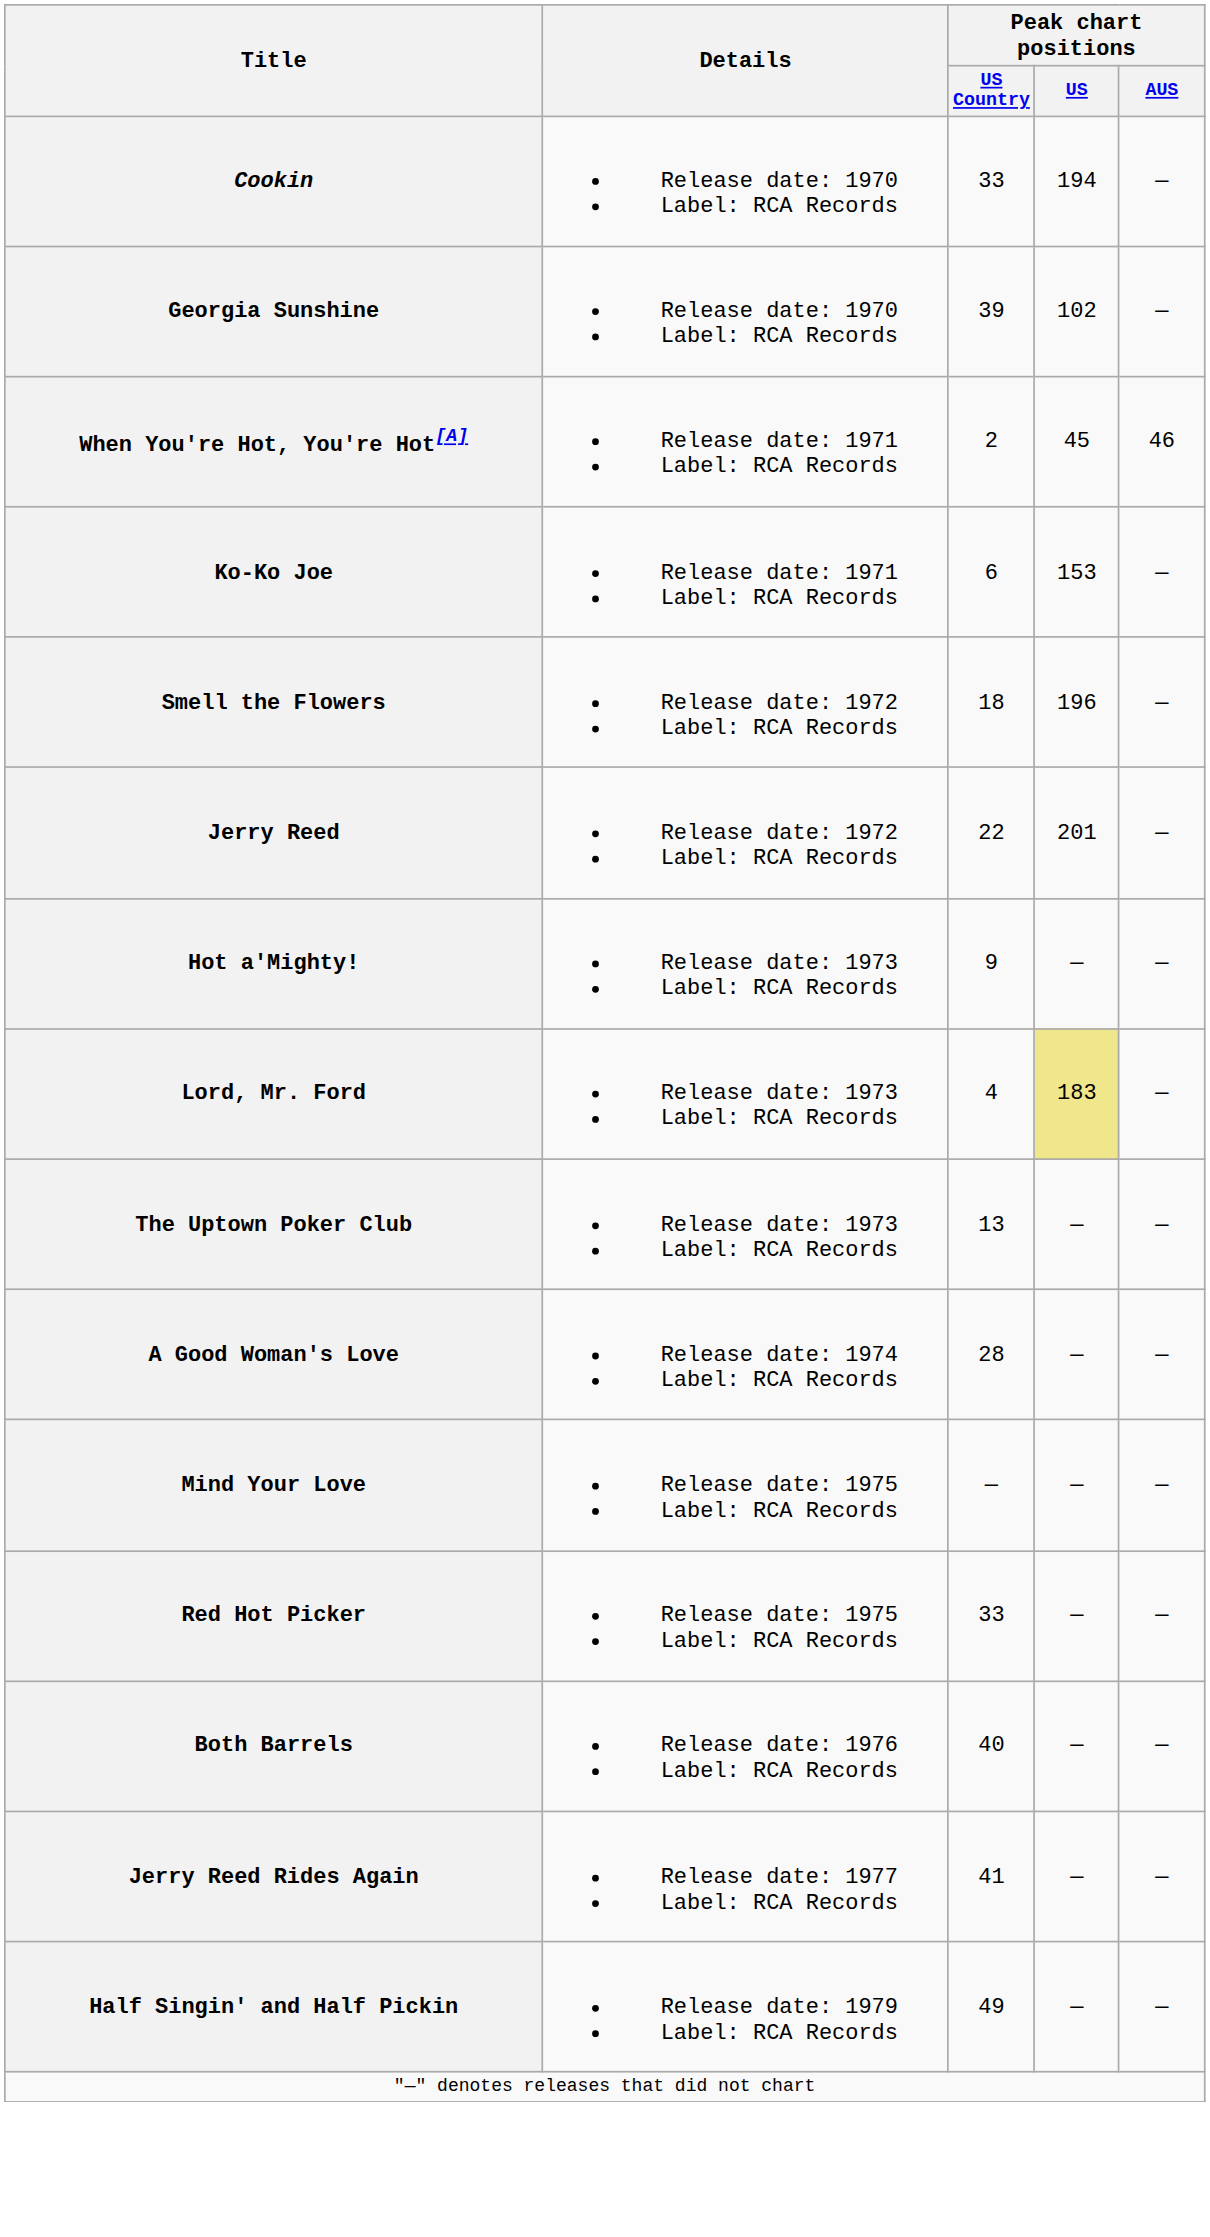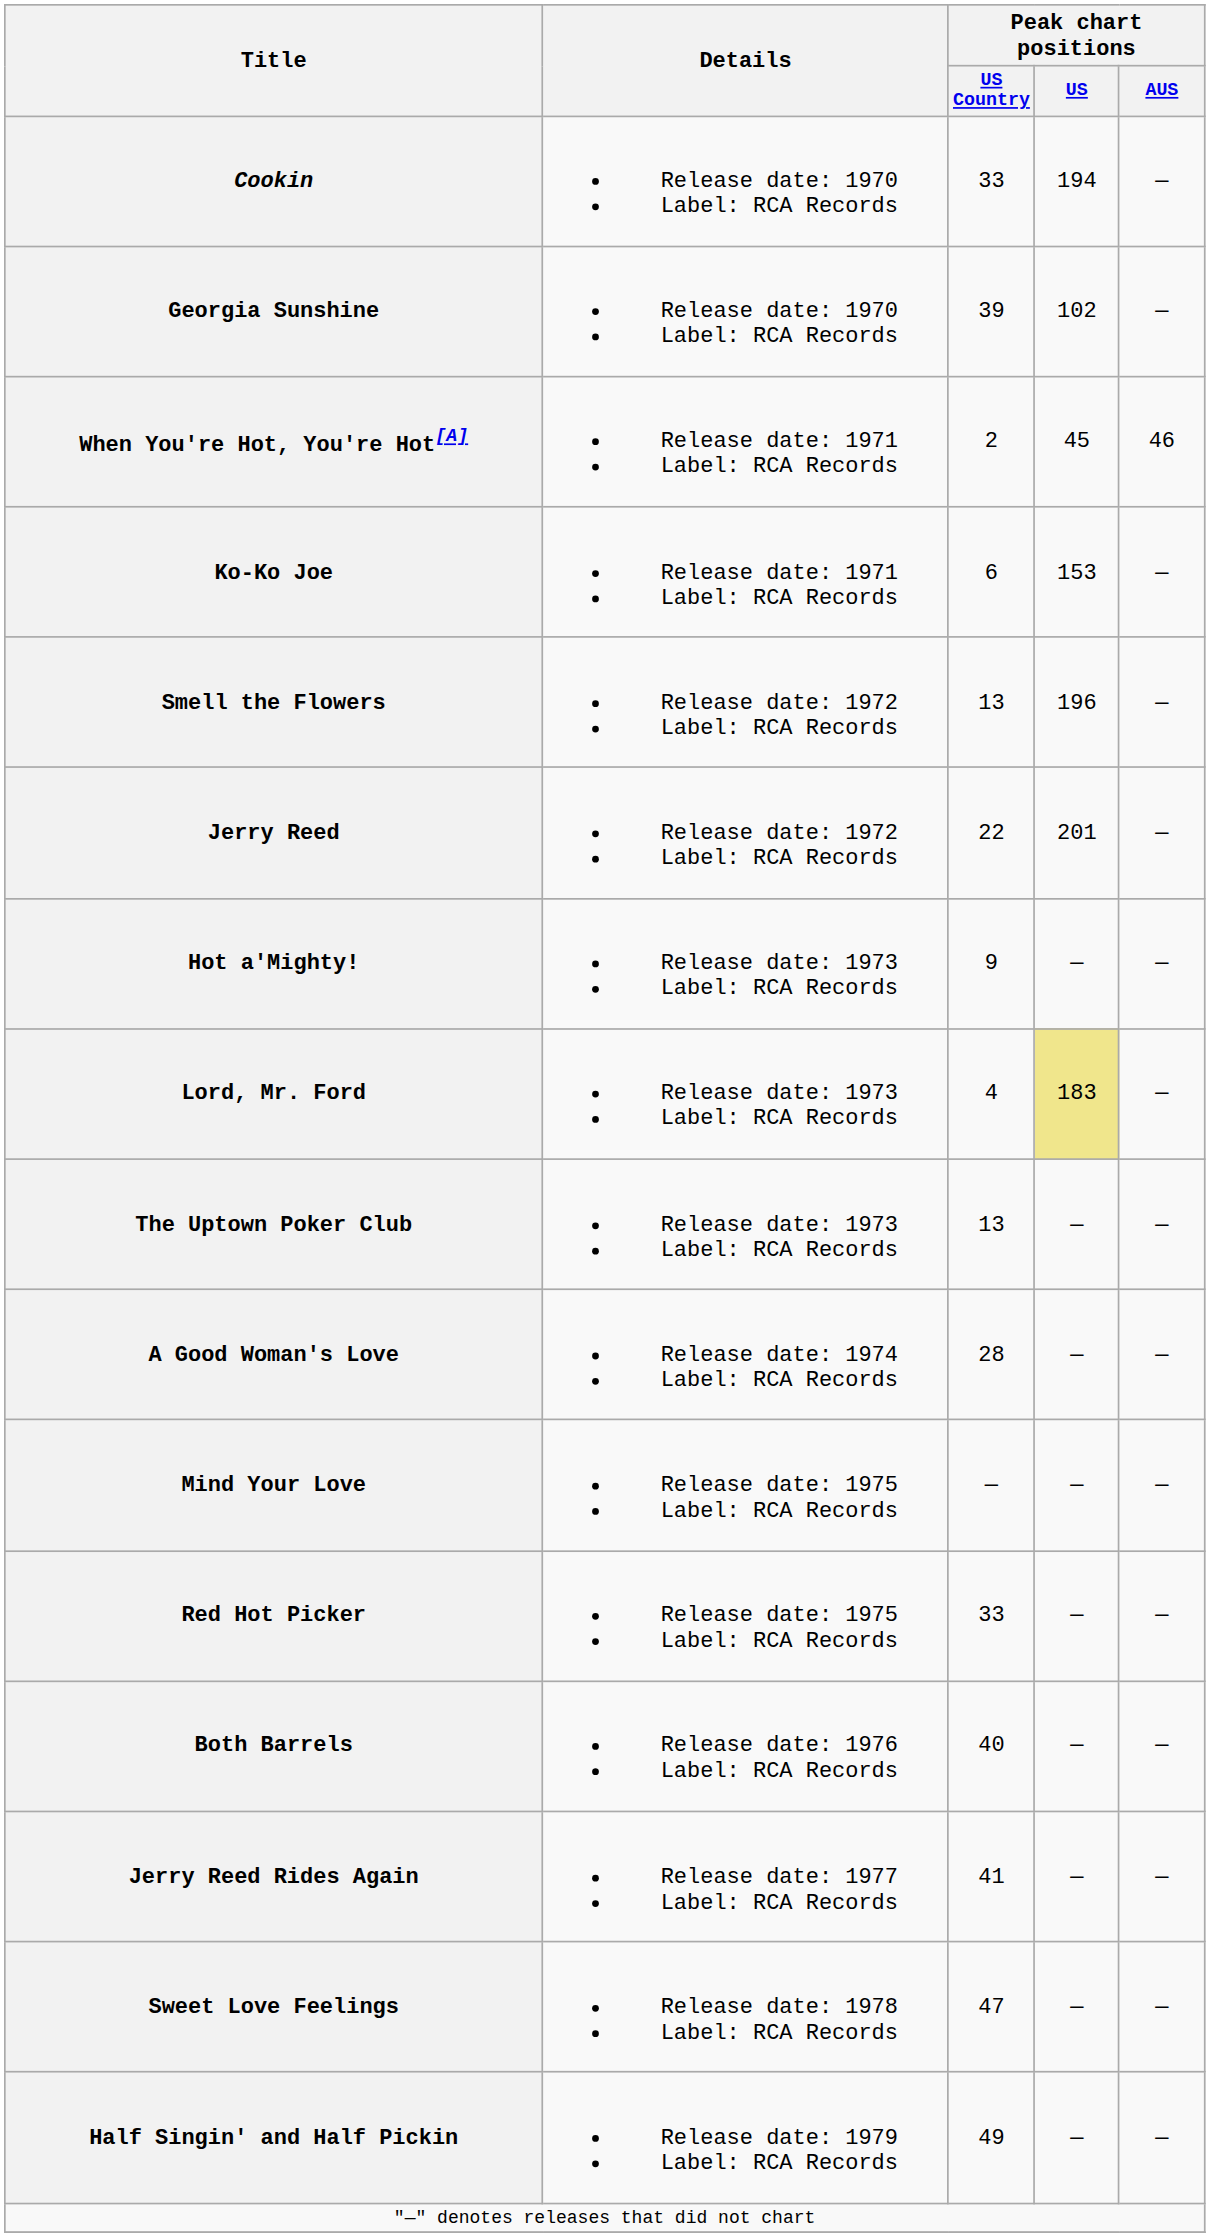(991, 703) 18 -> (991, 703) 13
+ row: (274, 2007)
